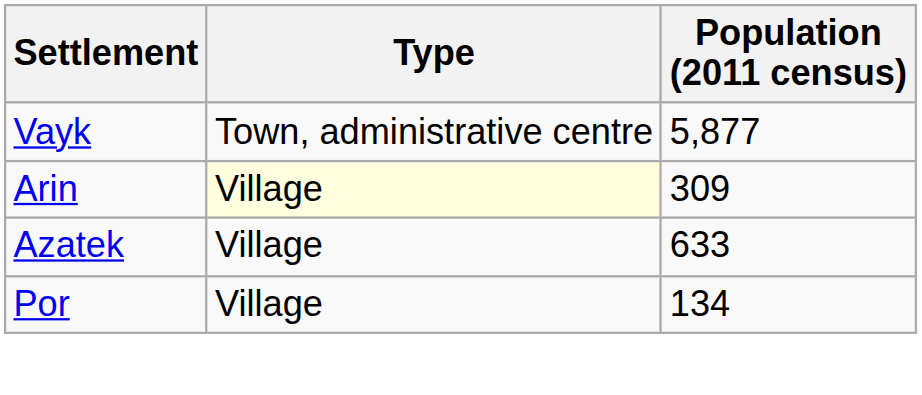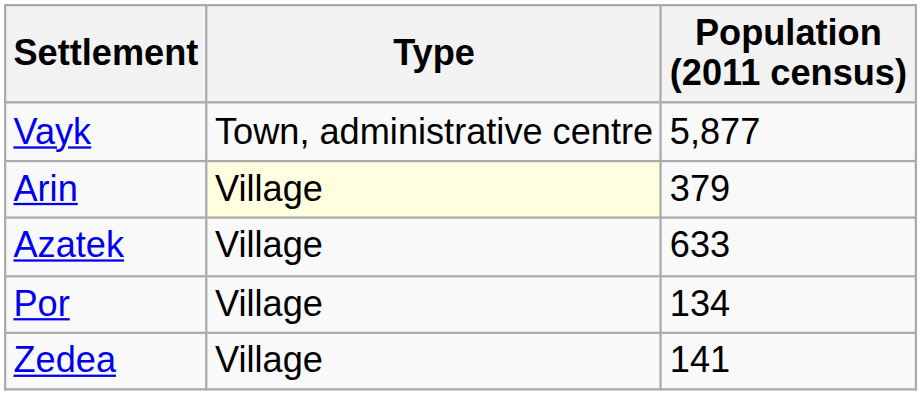(700, 188) 309 -> (700, 188) 379
+ row: (65, 360)
